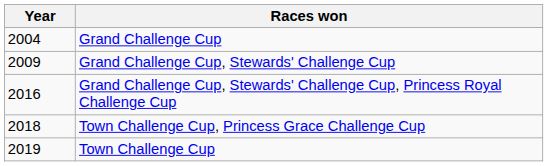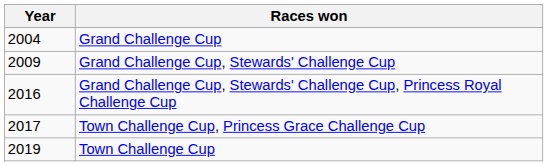(24, 126) 2018 -> (24, 126) 2017
